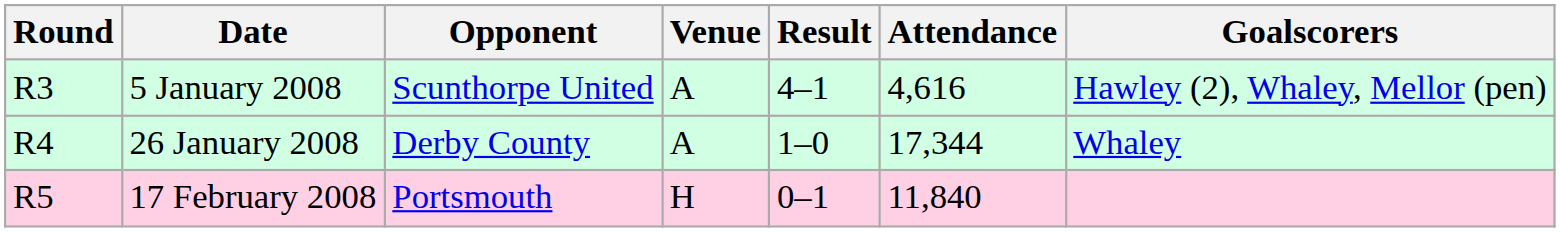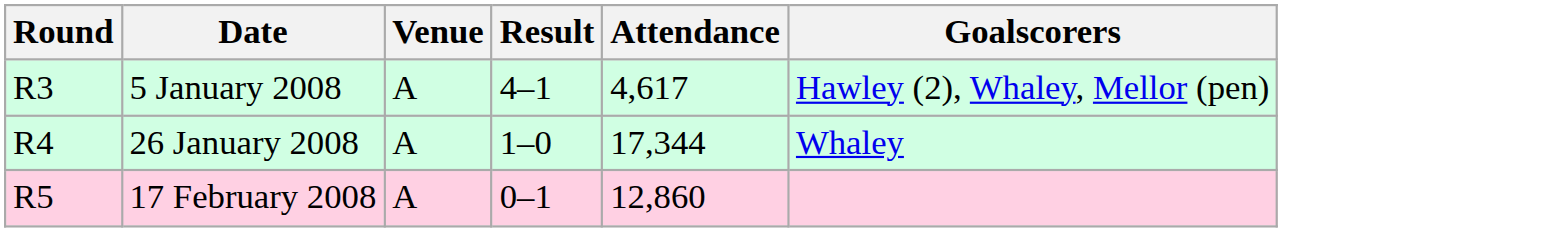- column: (523, 32)
(927, 87) 4,616 -> (649, 87) 4,617
(682, 197) H -> (405, 197) A
(935, 197) 11,840 -> (658, 197) 12,860
